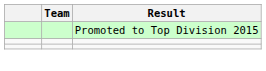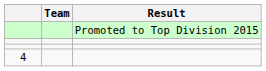+ row: (23, 57)
